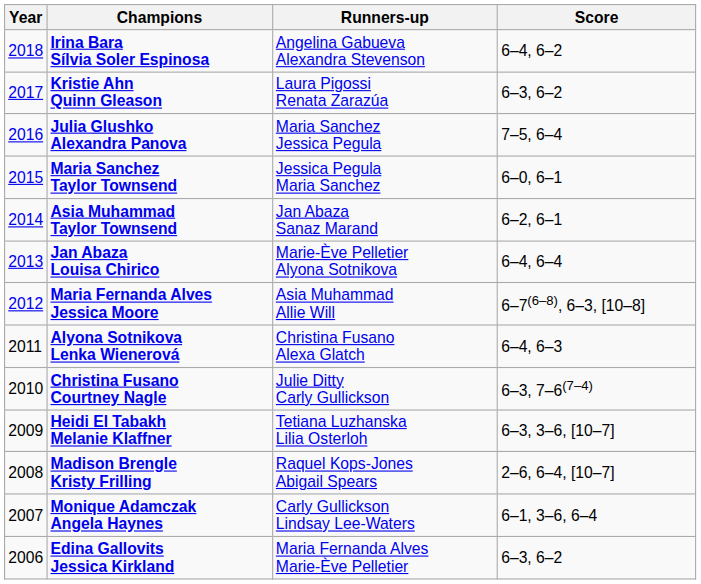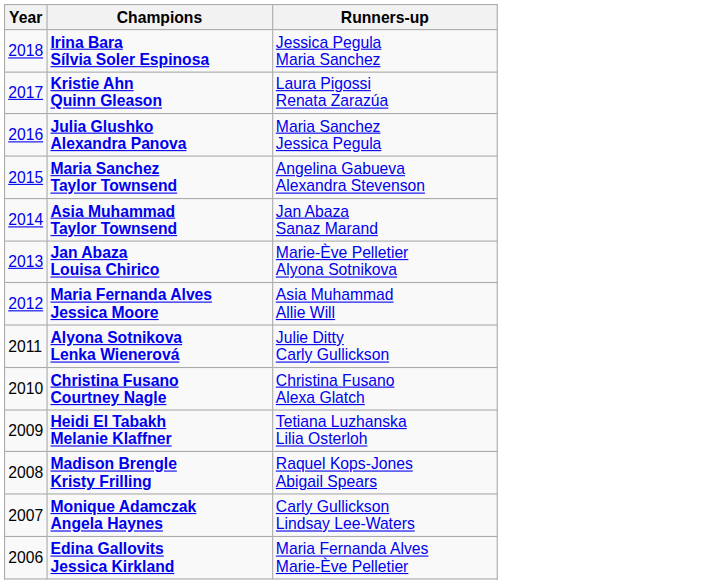- column: (597, 17)
(350, 51) Angelina Gabueva Alexandra Stevenson -> (329, 51) Jessica Pegula Maria Sanchez
(329, 178) Jessica Pegula Maria Sanchez -> (350, 178) Angelina Gabueva Alexandra Stevenson
(335, 347) Christina Fusano Alexa Glatch -> (332, 347) Julie Ditty Carly Gullickson
(332, 389) Julie Ditty Carly Gullickson -> (335, 389) Christina Fusano Alexa Glatch
